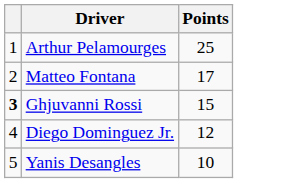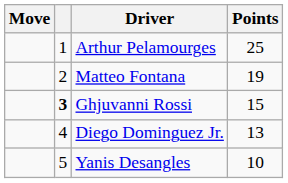+ column: (30, 18)
(206, 75) 17 -> (255, 75) 19
(206, 133) 12 -> (255, 133) 13
